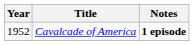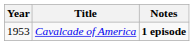(18, 31) 1952 -> (18, 31) 1953
